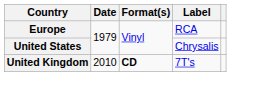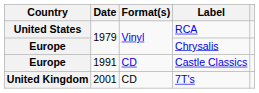(48, 29) Europe -> (48, 29) United States
(48, 46) United States -> (48, 46) Europe
+ row: (211, 63)
(105, 63) 2010 -> (105, 79) 2001
(129, 63) bold -> (129, 79) normal
